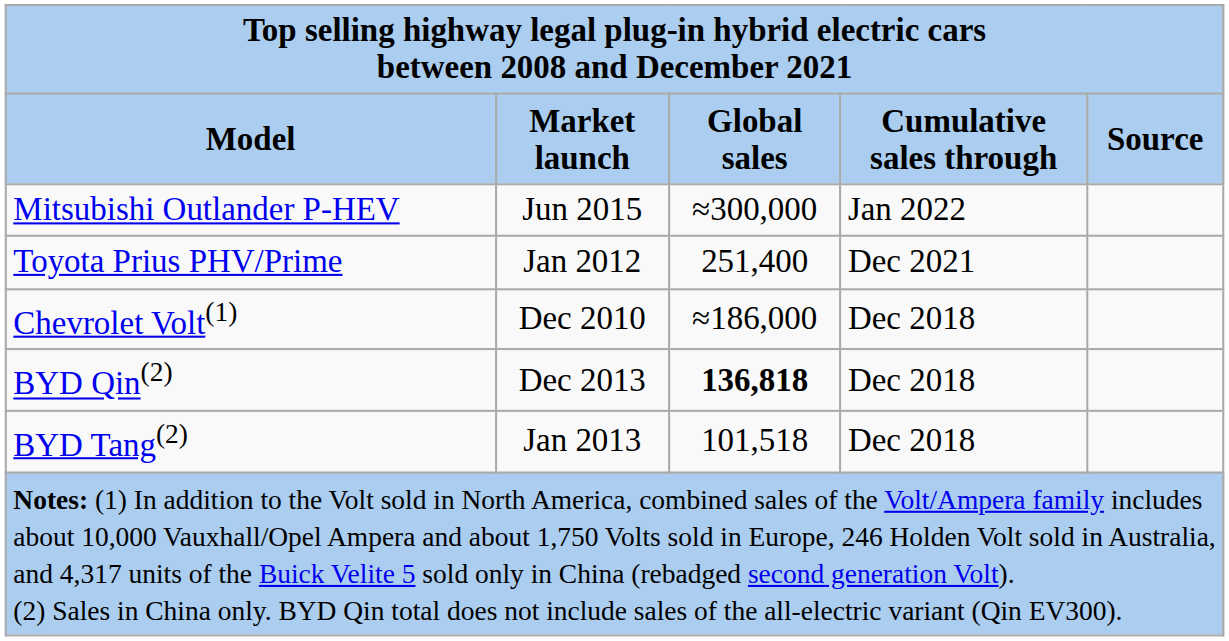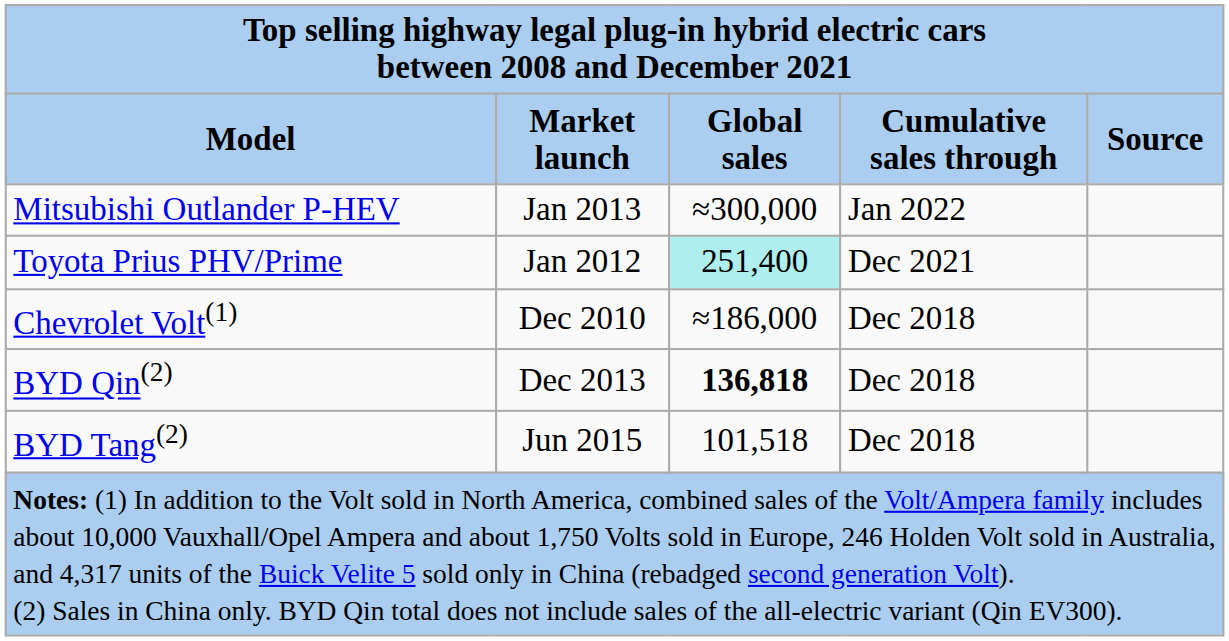(582, 209) Jun 2015 -> (582, 209) Jan 2013
(755, 261) no background -> (755, 261) paleturquoise background
(582, 440) Jan 2013 -> (582, 440) Jun 2015
